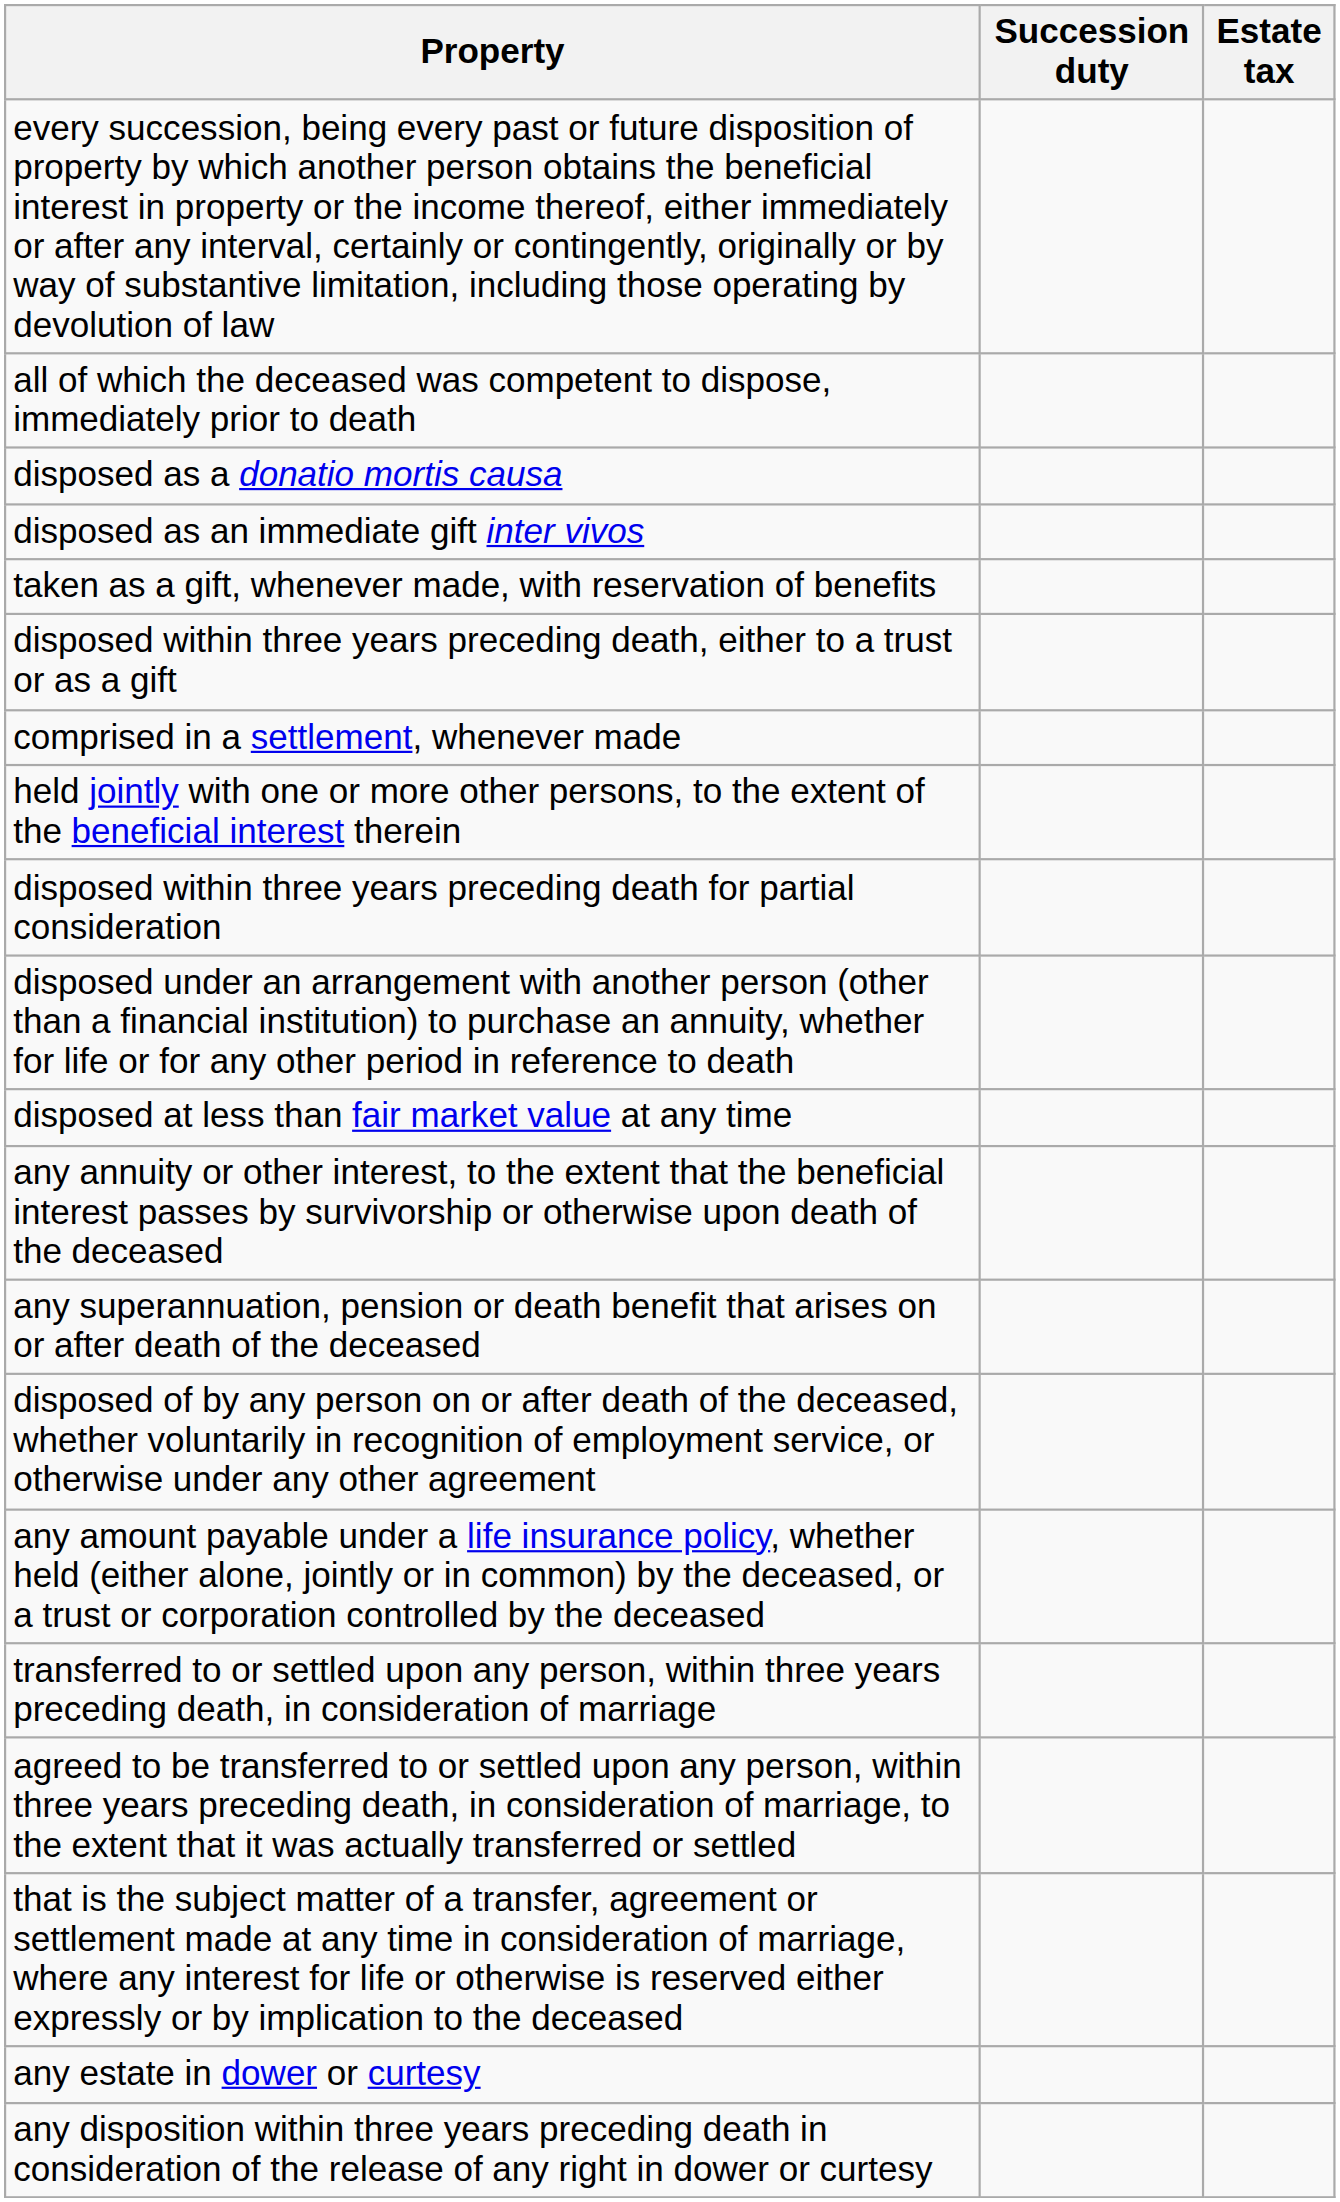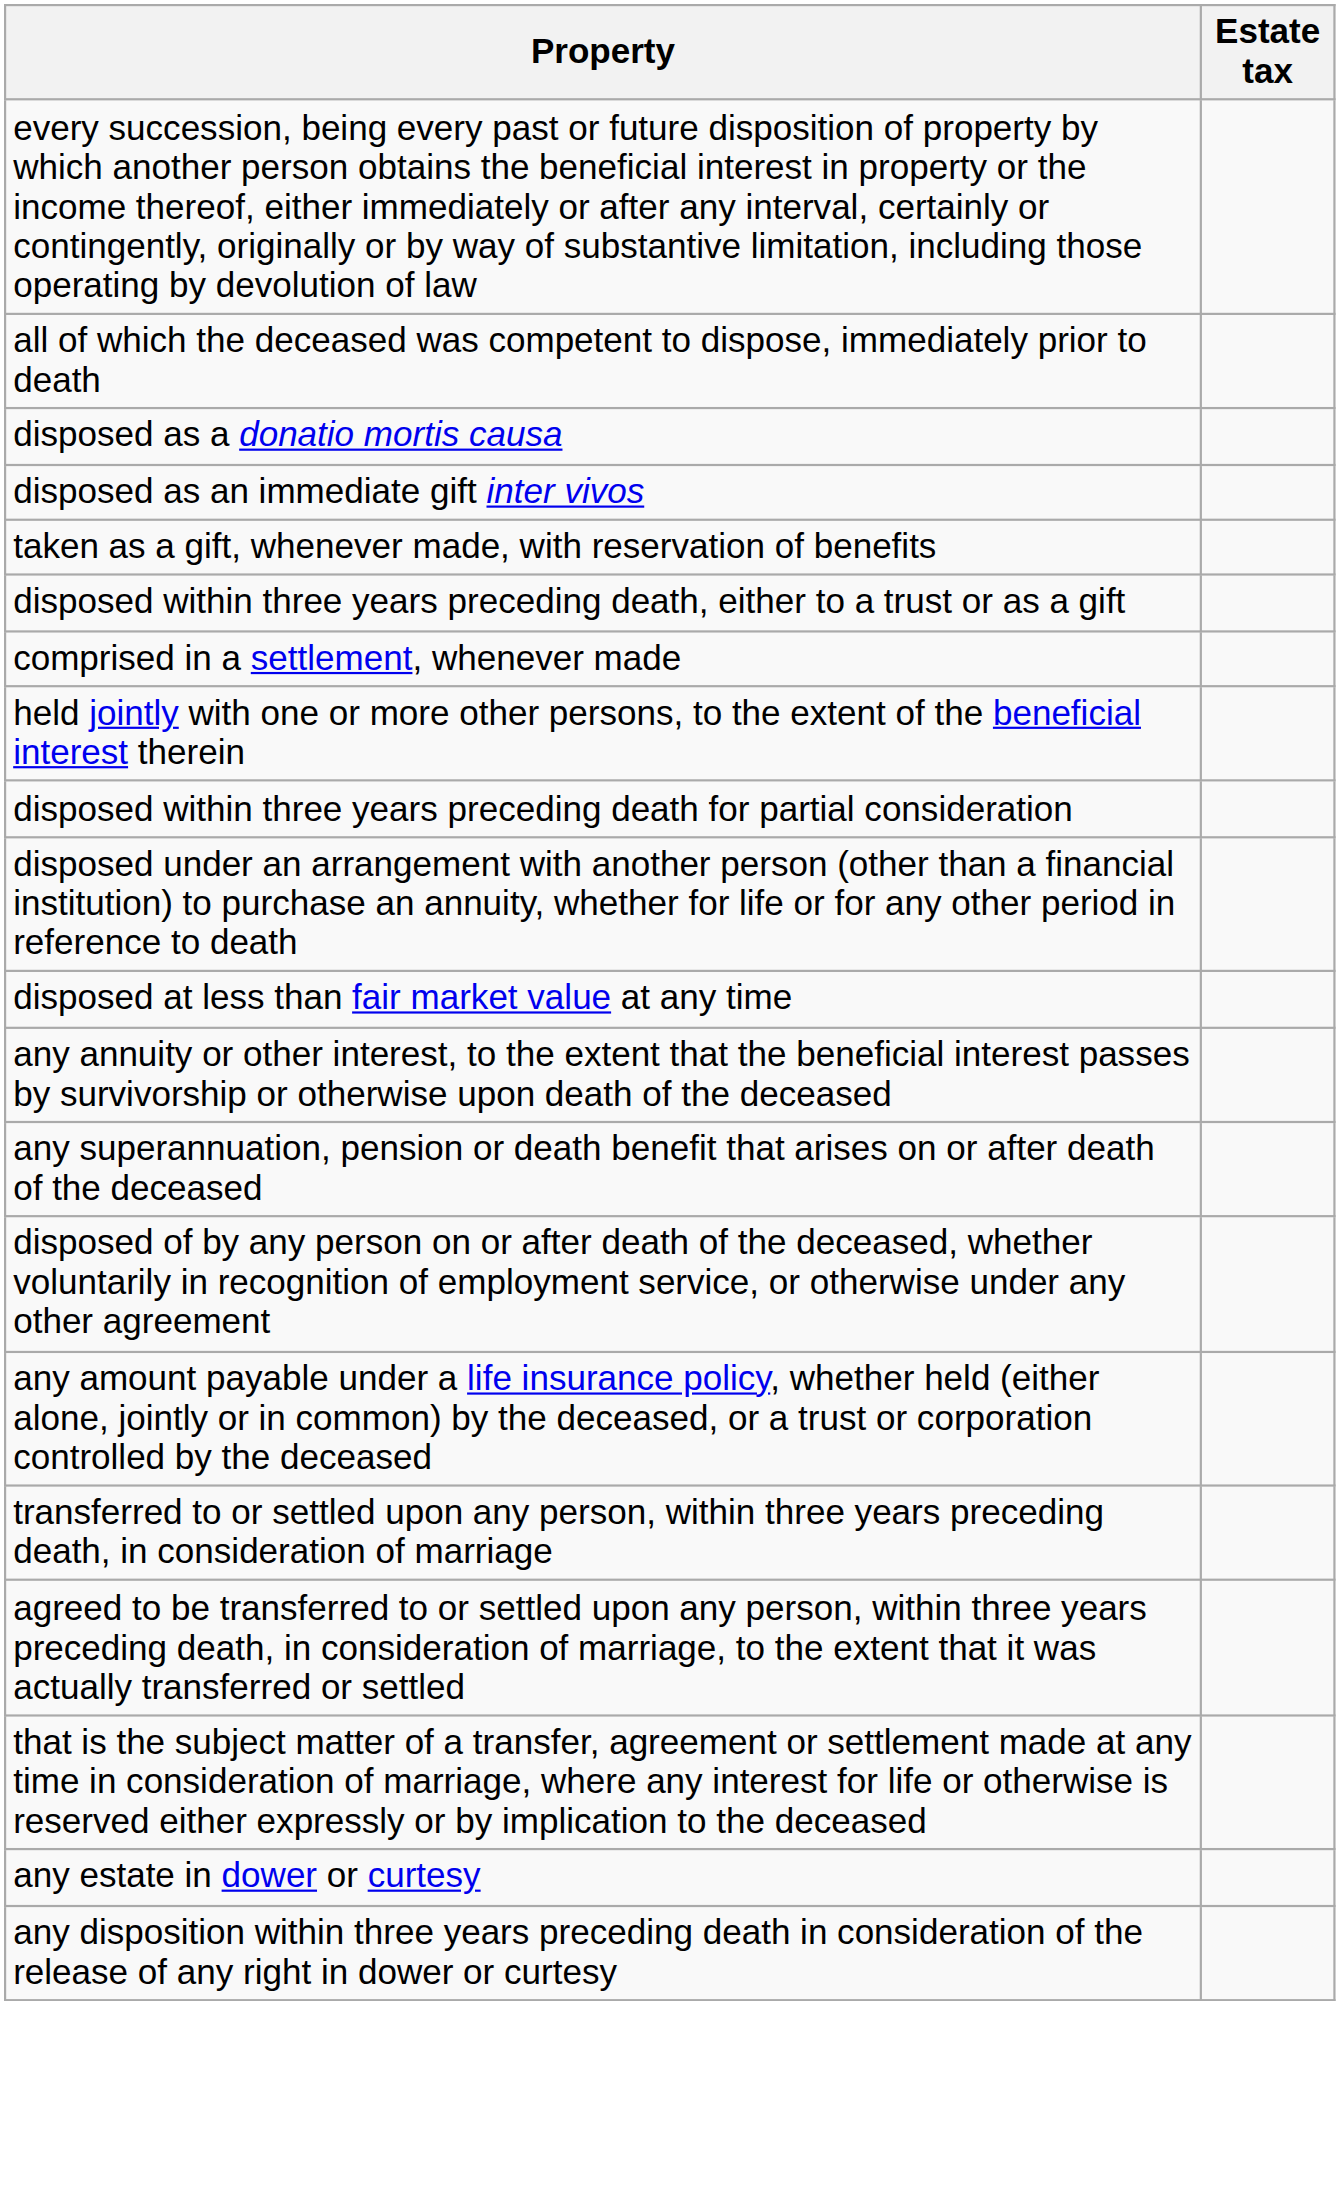- column: (1092, 51)
